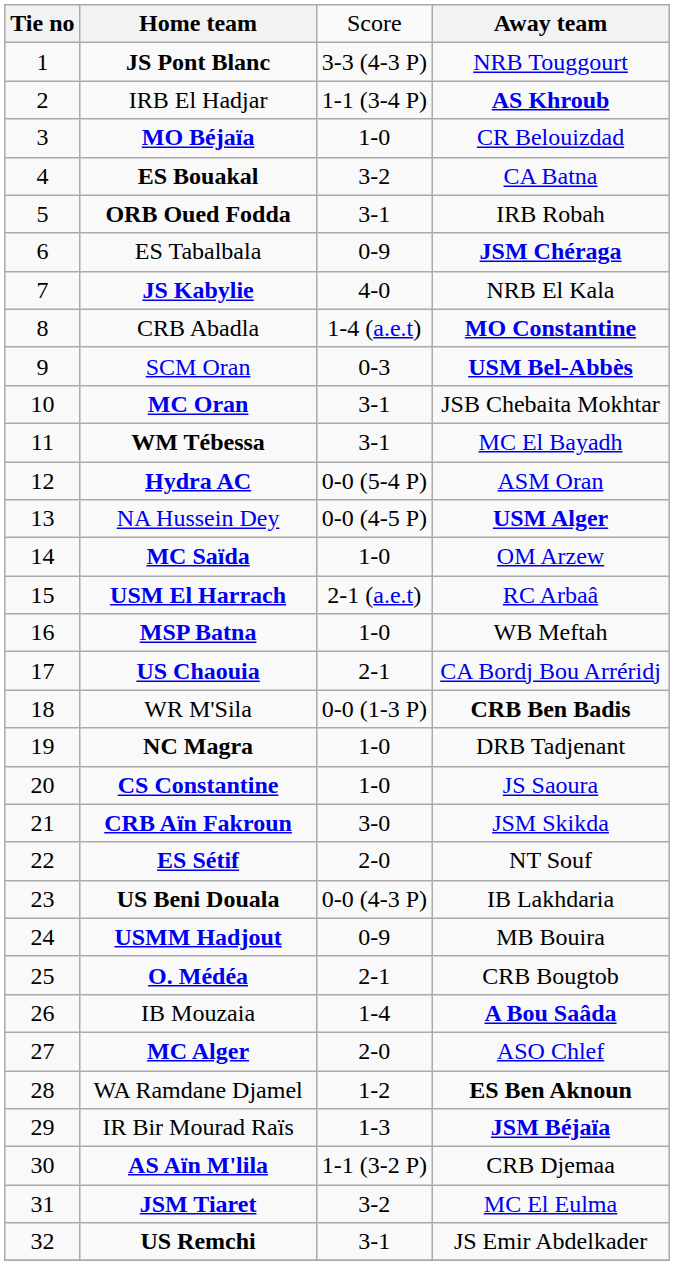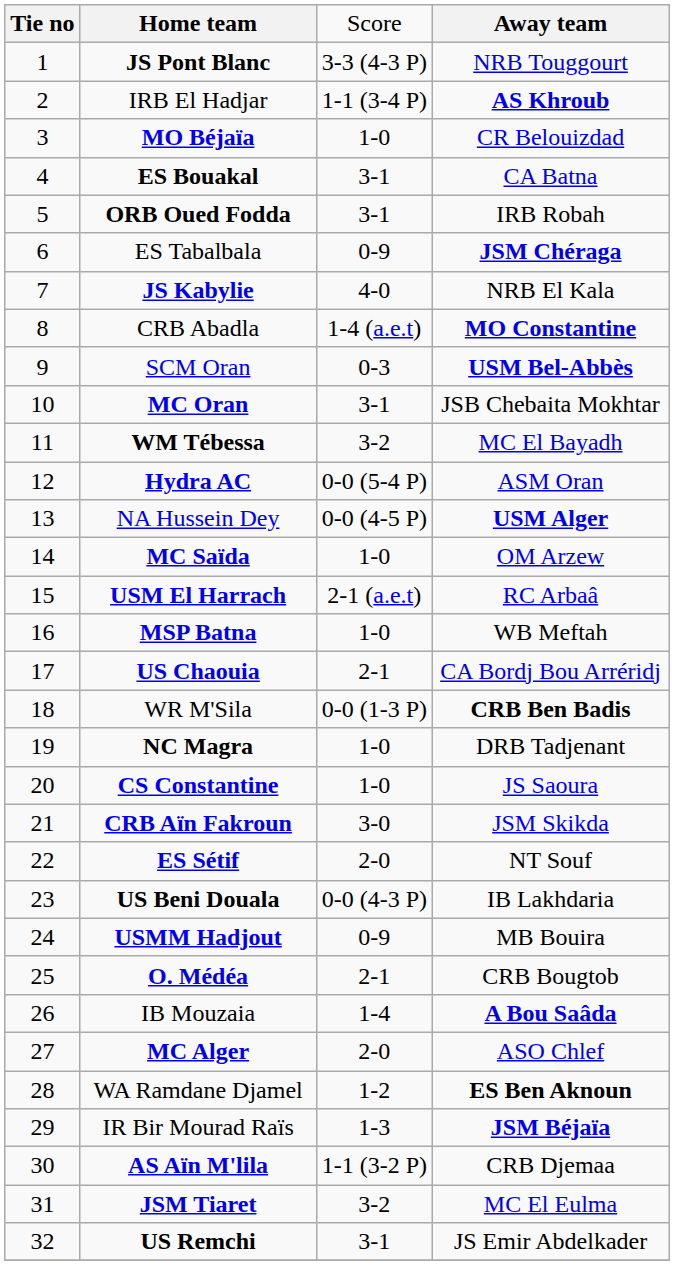(374, 175) 3-2 -> (374, 175) 3-1
(374, 442) 3-1 -> (374, 442) 3-2
